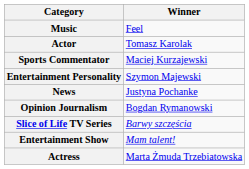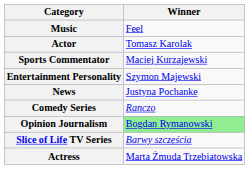+ row: (64, 108)
(169, 108) no background -> (169, 124) lightgreen background
- row: (64, 140)
